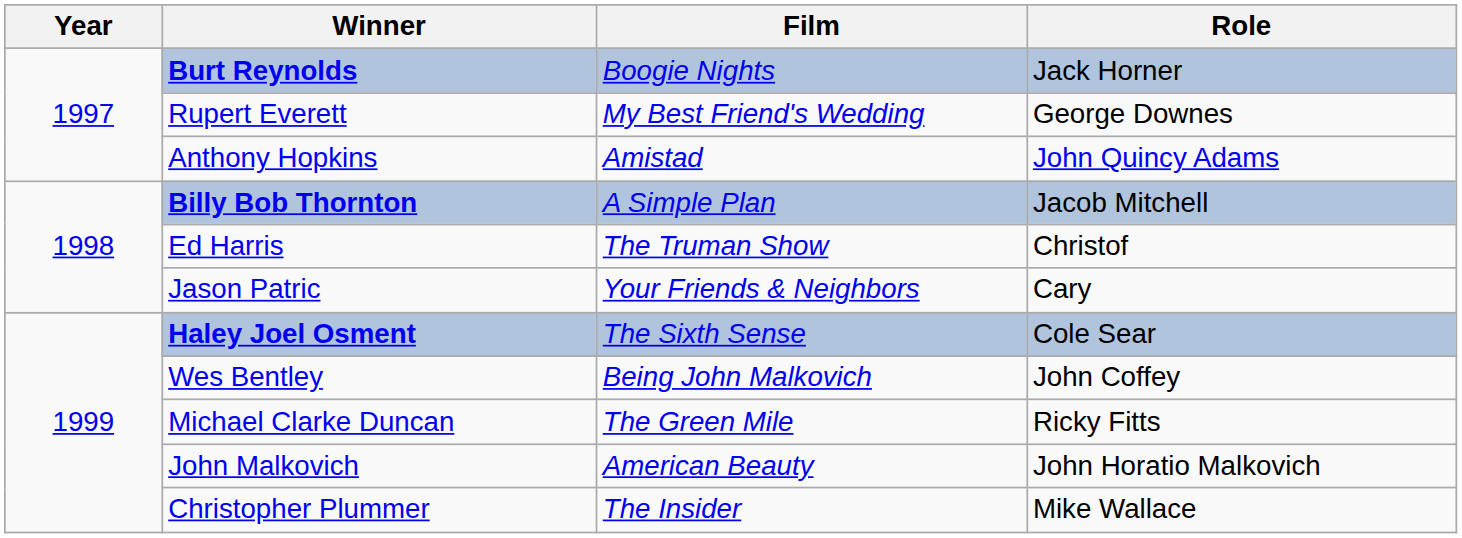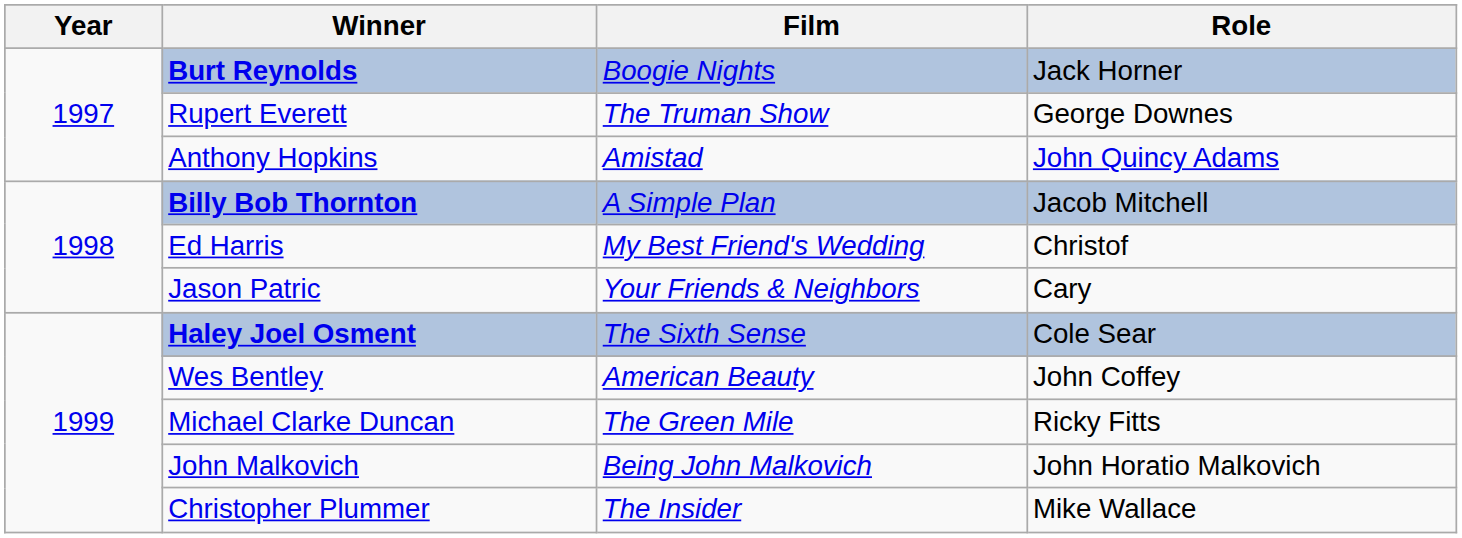(764, 114) My Best Friend's Wedding -> (716, 114) The Truman Show
(716, 245) The Truman Show -> (764, 245) My Best Friend's Wedding
(737, 377) Being John Malkovich -> (708, 377) American Beauty
(708, 465) American Beauty -> (737, 465) Being John Malkovich
